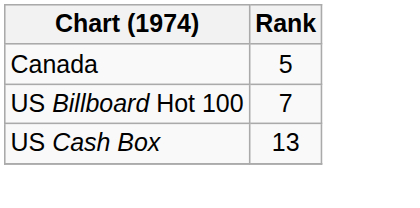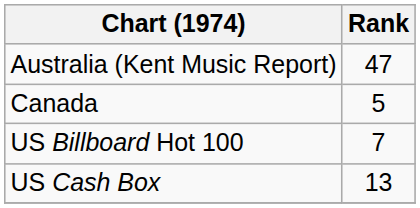+ row: (174, 63)
